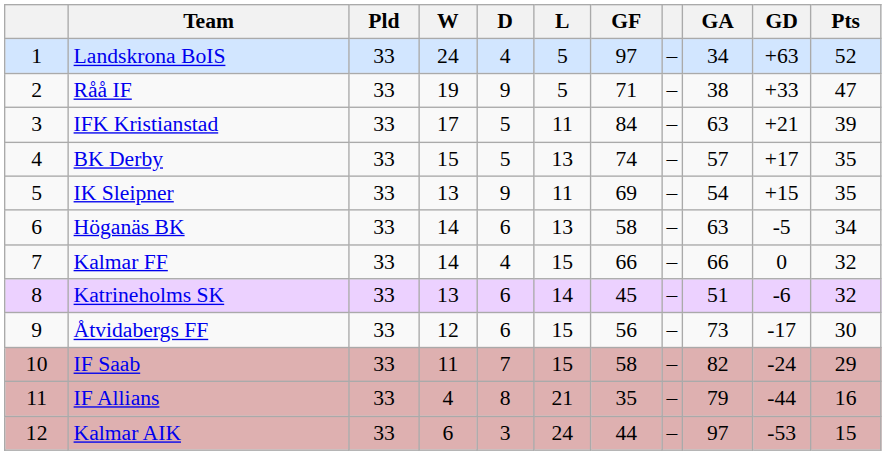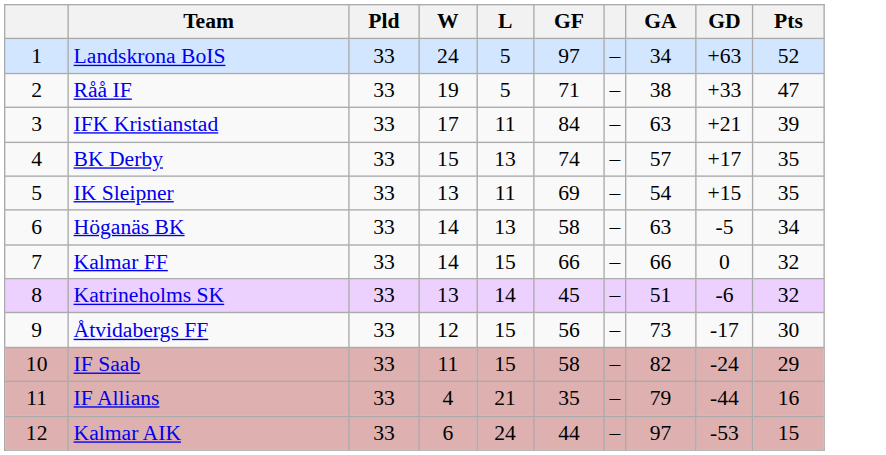- column: (505, 21)
